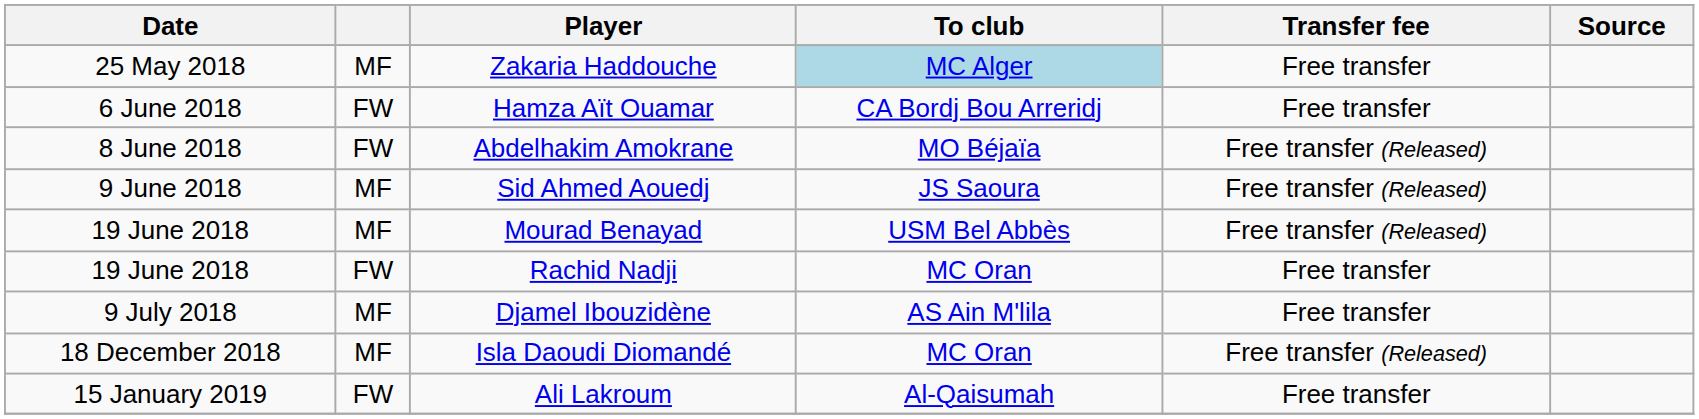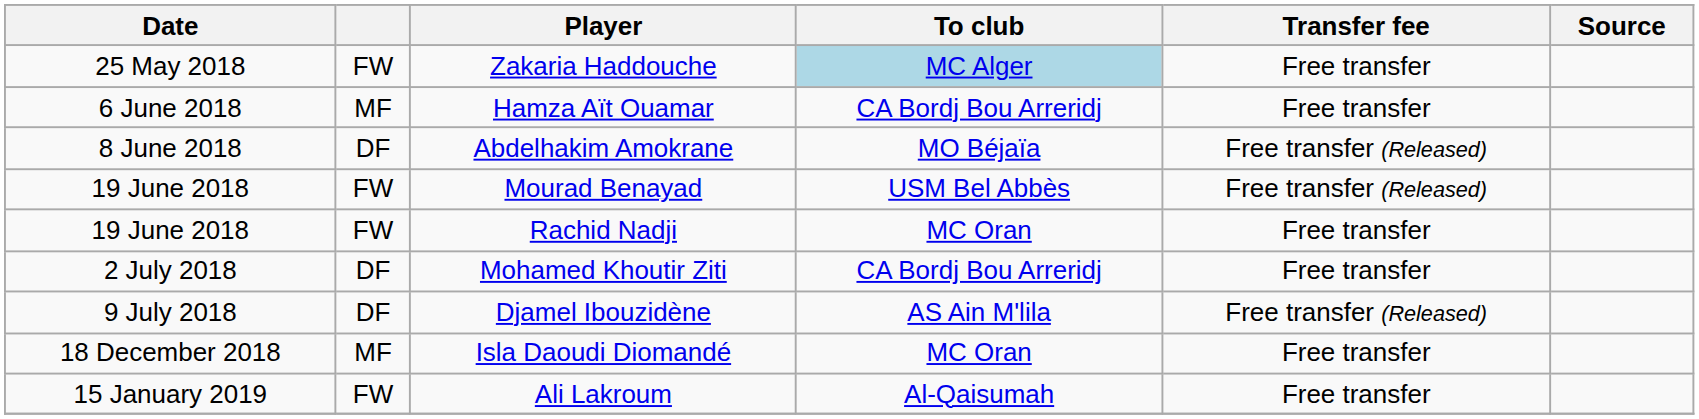(373, 66) MF -> (373, 66) FW
(373, 107) FW -> (373, 107) MF
(373, 148) FW -> (373, 148) DF
- row: (603, 189)
(373, 230) MF -> (373, 189) FW
+ row: (603, 271)
(373, 312) MF -> (373, 312) DF
(1356, 312) Free transfer -> (1356, 312) Free transfer (Released)
(1356, 353) Free transfer (Released) -> (1356, 353) Free transfer
